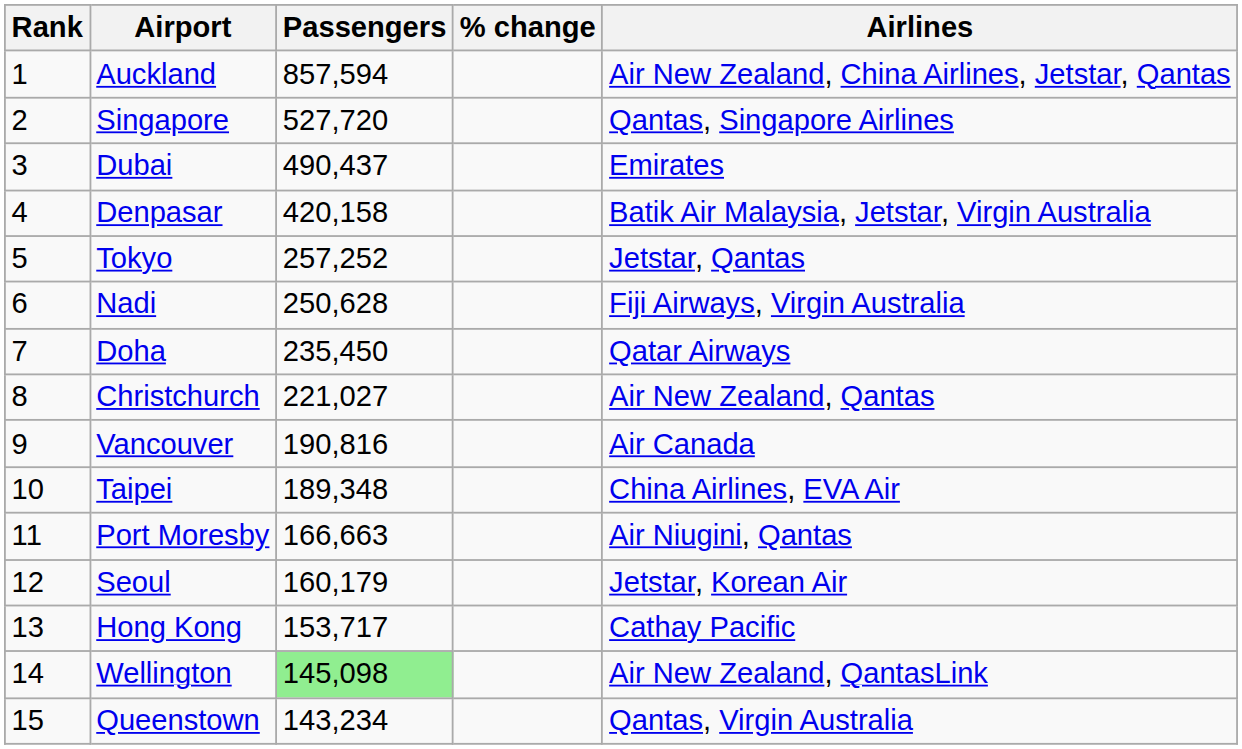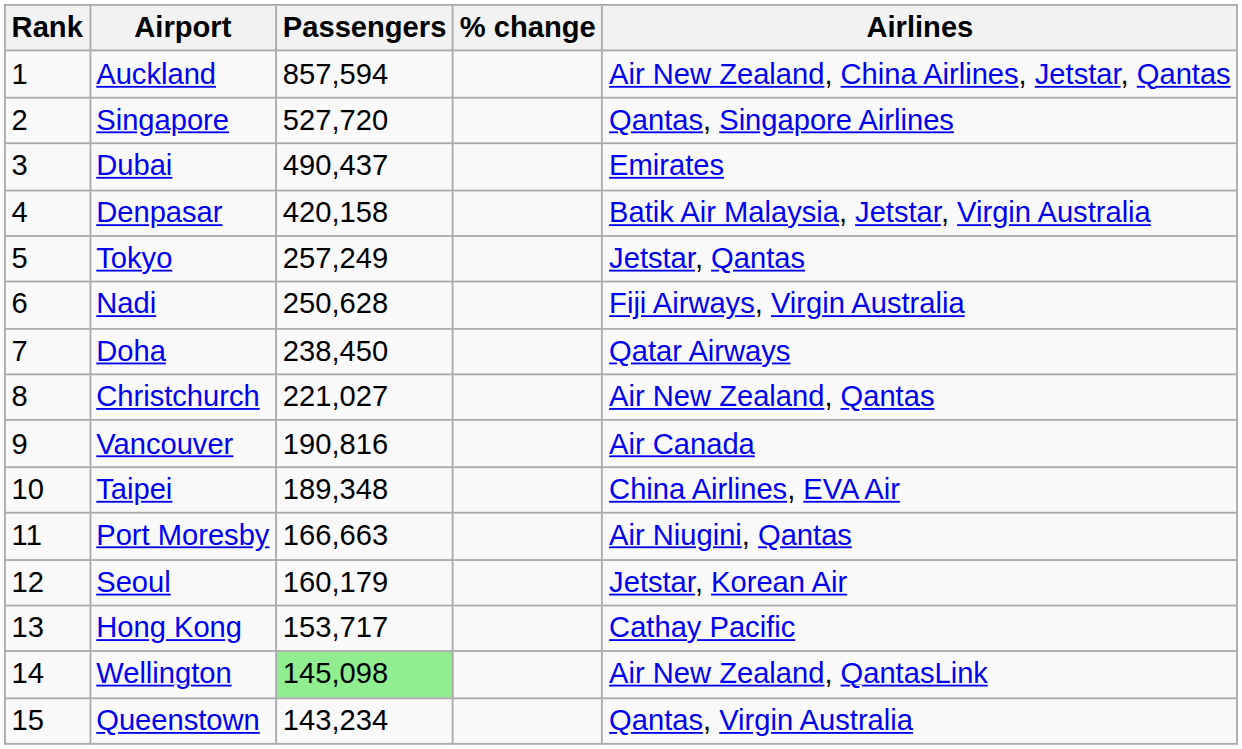(335, 258) 257,252 -> (335, 258) 257,249
(335, 350) 235,450 -> (335, 350) 238,450
